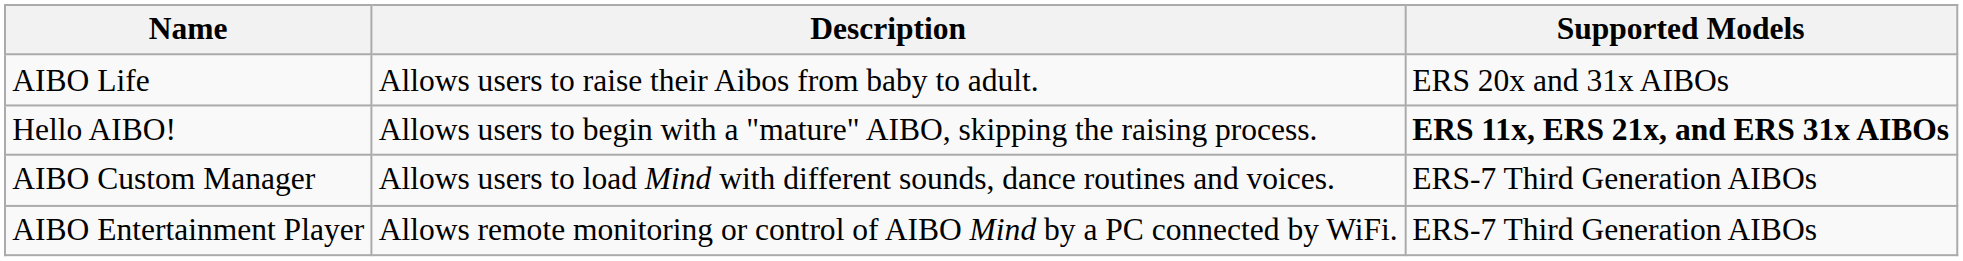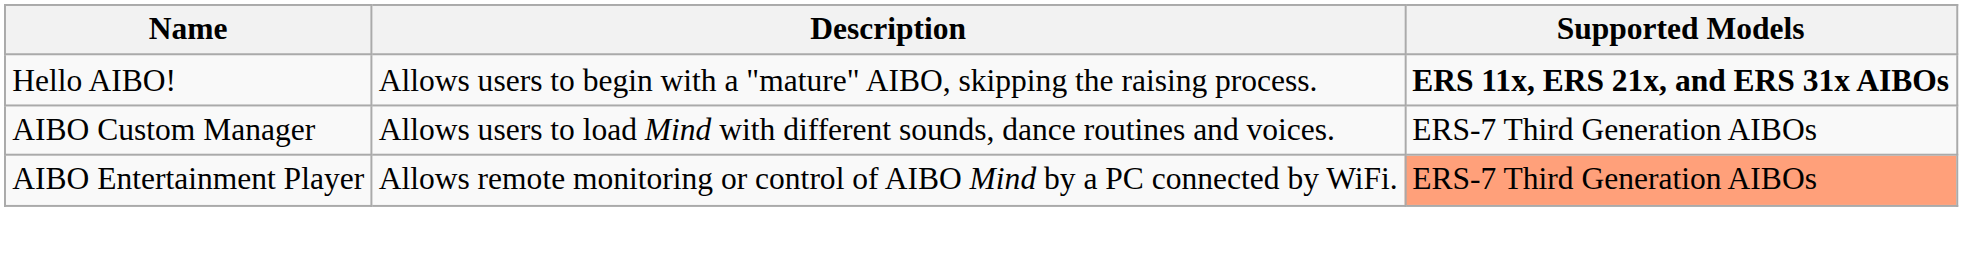- row: (81, 79)
(1615, 229) no background -> (1615, 179) lightsalmon background
